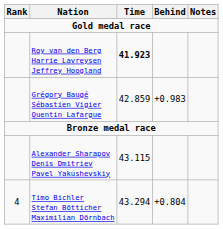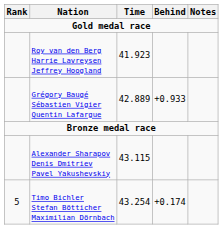(134, 55) bold -> (134, 55) normal
(134, 99) 42.859 -> (134, 99) 42.889
(170, 99) +0.983 -> (170, 99) +0.933
(17, 202) 4 -> (17, 202) 5
(134, 202) 43.294 -> (134, 202) 43.254
(170, 202) +0.804 -> (170, 202) +0.174
